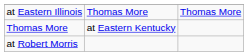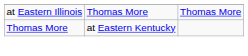- row: (42, 43)
